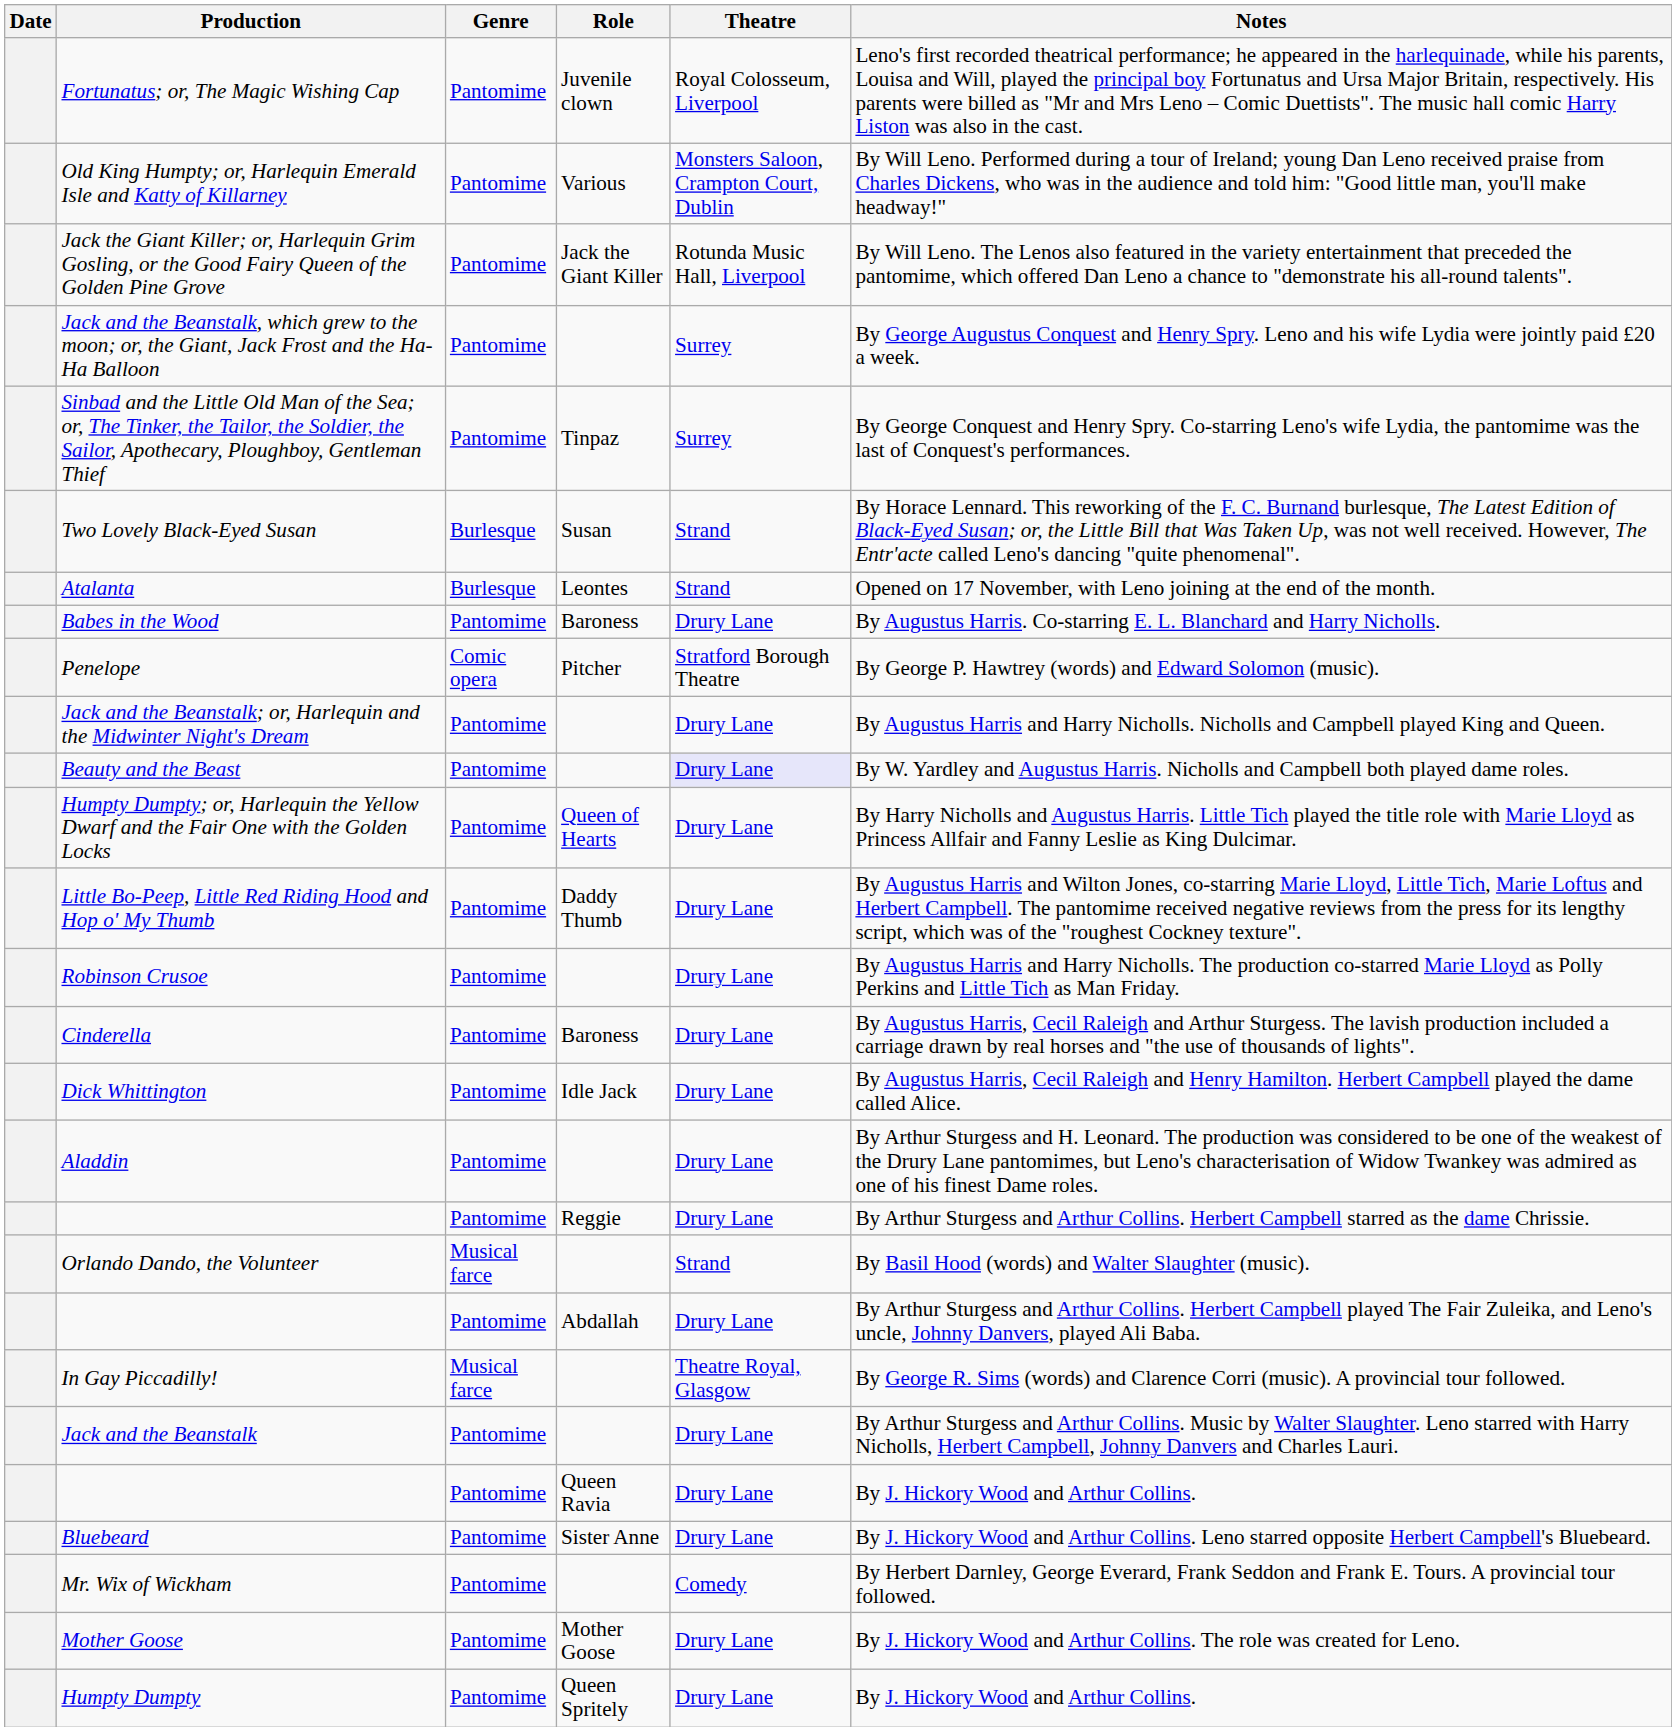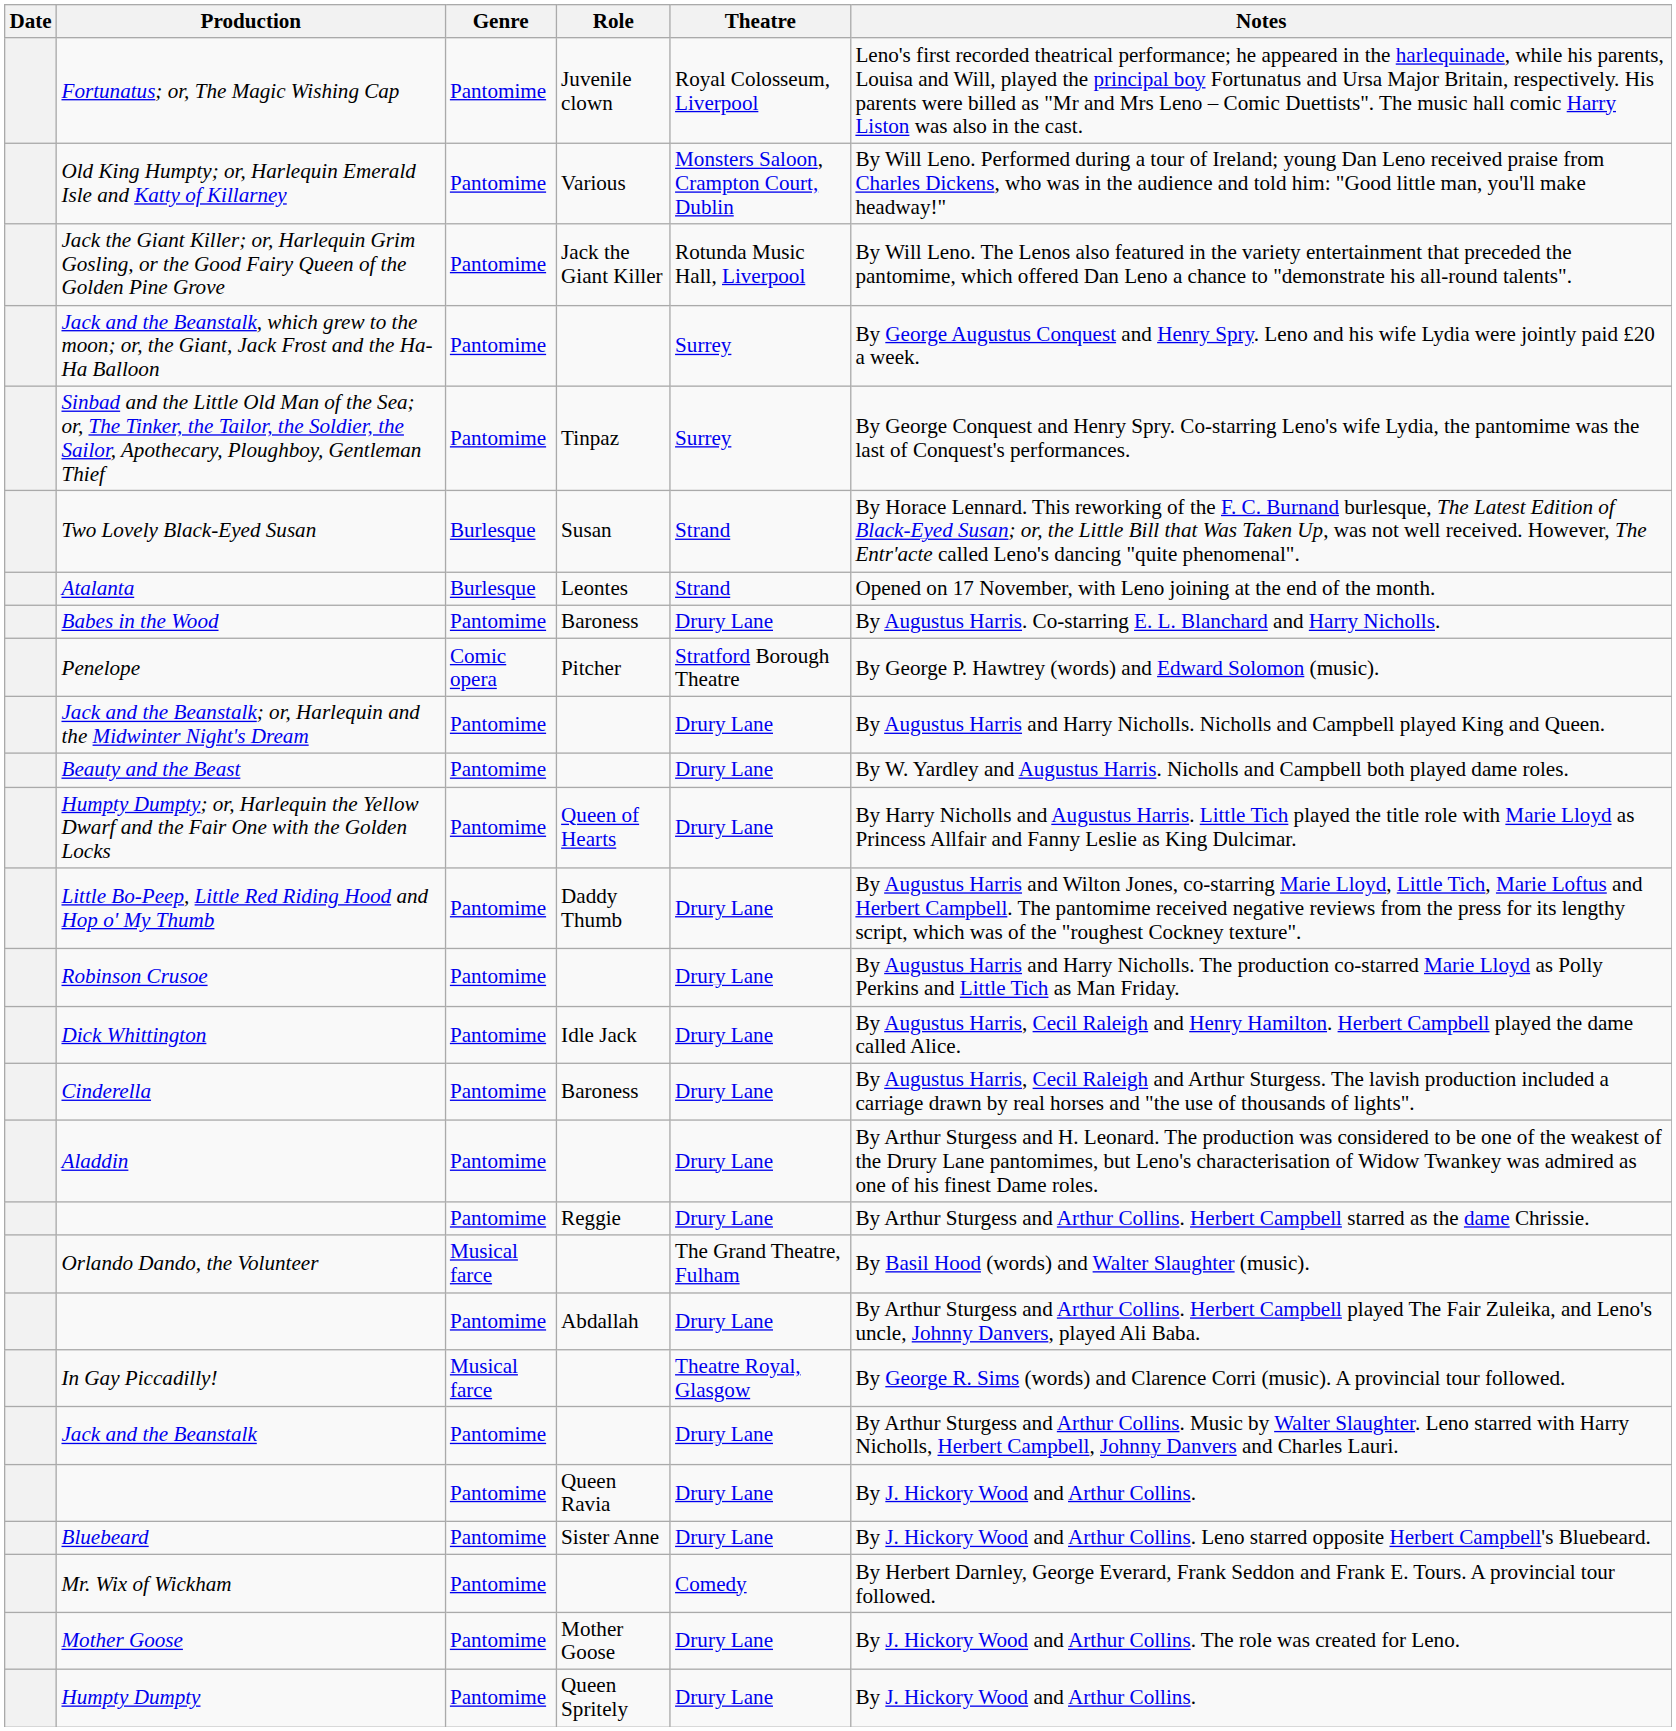(724, 769) lavender background -> (724, 769) no background
rows swapped: (134, 1091) <-> (106, 1034)
(703, 1263) Strand -> (758, 1263) The Grand Theatre, Fulham
